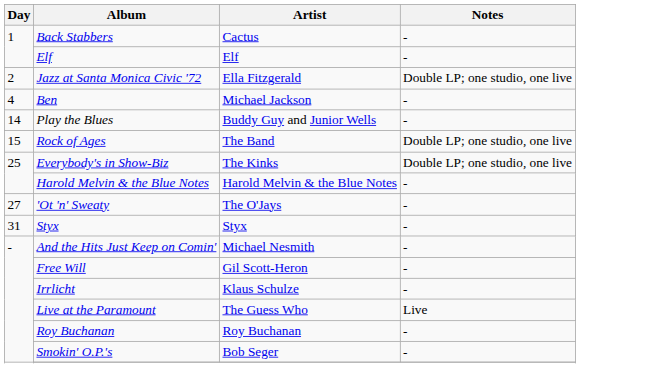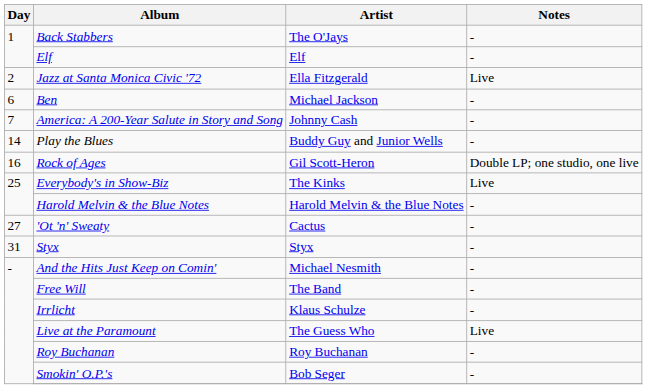(241, 36) Cactus -> (319, 36) The O'Jays
(488, 78) Double LP; one studio, one live -> (482, 78) Live
(11, 99) 4 -> (11, 99) 6
+ row: (160, 120)
(14, 141) 15 -> (14, 162) 16
(248, 141) The Band -> (332, 162) Gil Scott-Heron
(488, 162) Double LP; one studio, one live -> (482, 183) Live
(252, 204) The O'Jays -> (307, 225) Cactus
(265, 267) Gil Scott-Heron -> (315, 288) The Band
